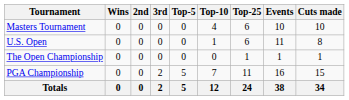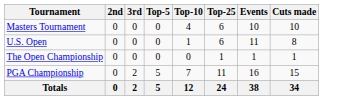- column: (118, 12)
